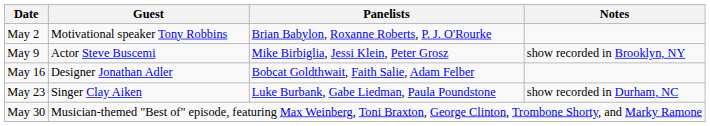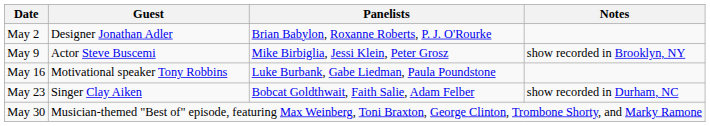(139, 33) Motivational speaker Tony Robbins -> (112, 33) Designer Jonathan Adler
(112, 72) Designer Jonathan Adler -> (139, 72) Motivational speaker Tony Robbins
(363, 72) Bobcat Goldthwait, Faith Salie, Adam Felber -> (374, 72) Luke Burbank, Gabe Liedman, Paula Poundstone
(374, 92) Luke Burbank, Gabe Liedman, Paula Poundstone -> (363, 92) Bobcat Goldthwait, Faith Salie, Adam Felber
